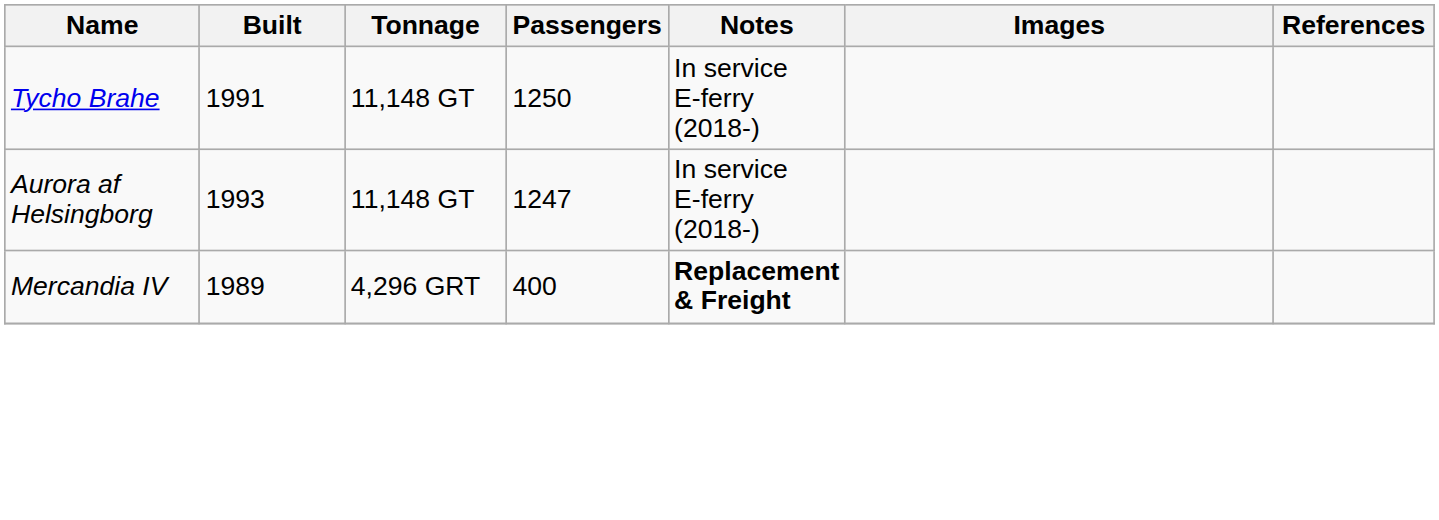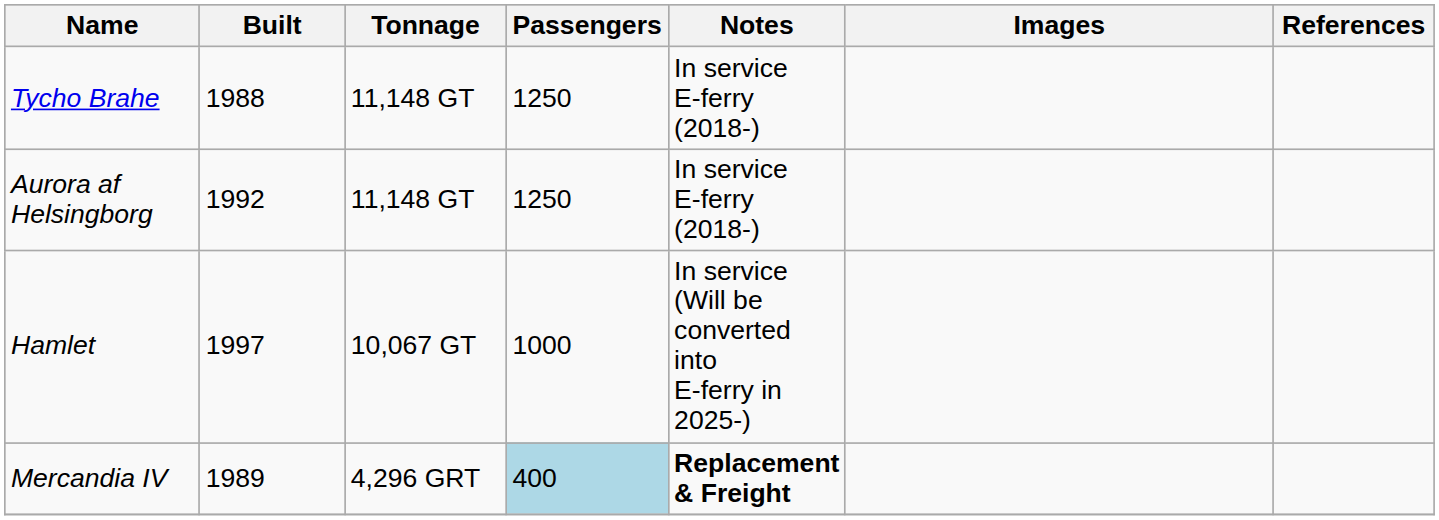(235, 97) 1991 -> (235, 97) 1988
(235, 199) 1993 -> (235, 199) 1992
(542, 199) 1247 -> (542, 199) 1250
+ row: (53, 346)
(535, 286) no background -> (535, 477) lightblue background
